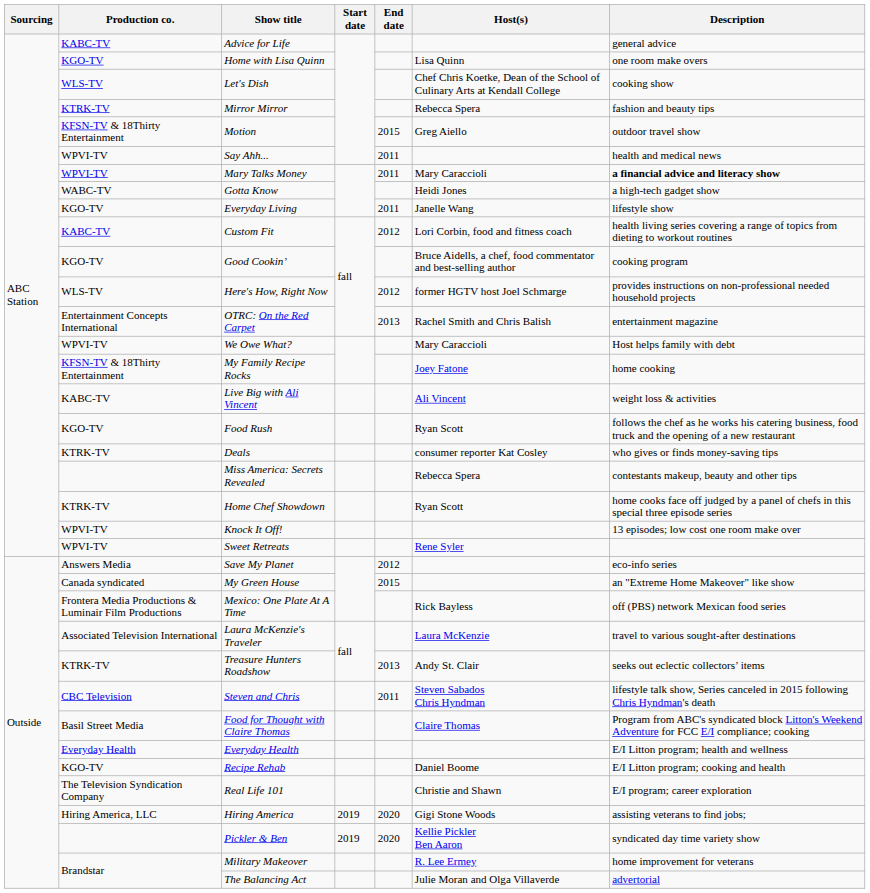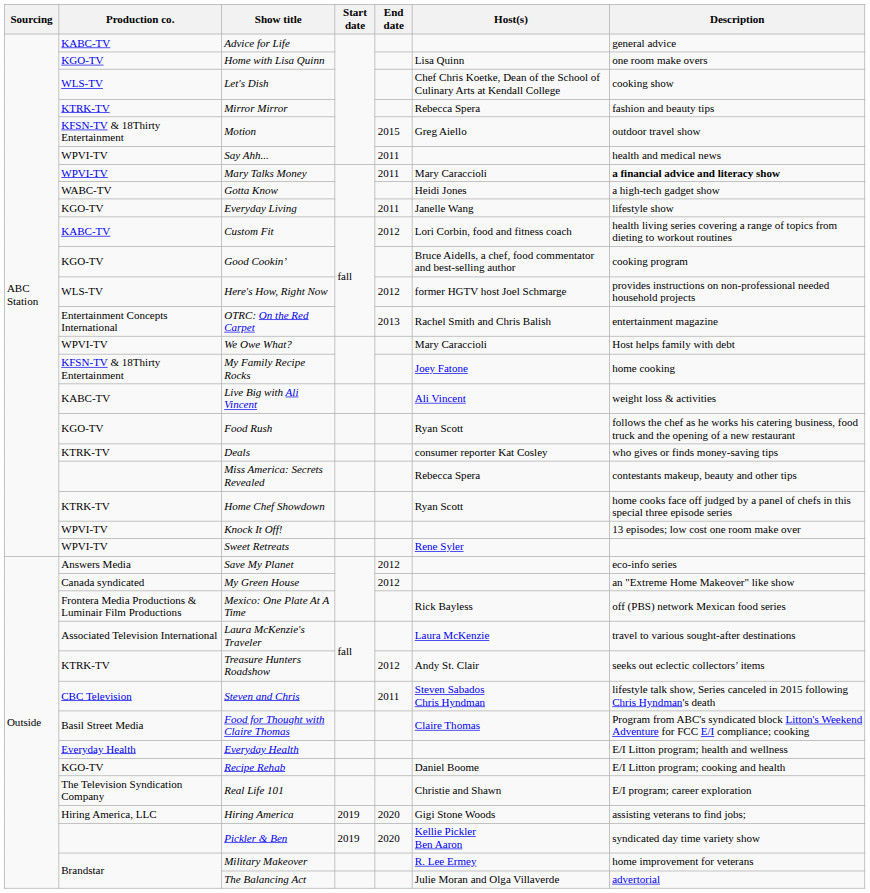(389, 582) 2015 -> (389, 582) 2012
(389, 666) 2013 -> (389, 666) 2012
